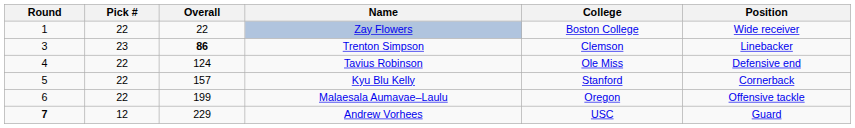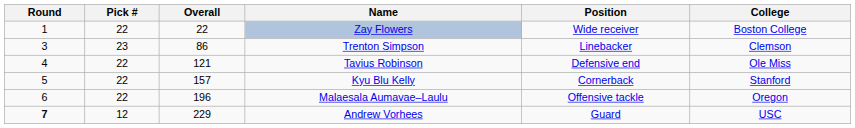columns swapped: (767, 13) <-> (602, 13)
(202, 47) bold -> (202, 47) normal
(202, 64) 124 -> (202, 64) 121
(202, 98) 199 -> (202, 98) 196
